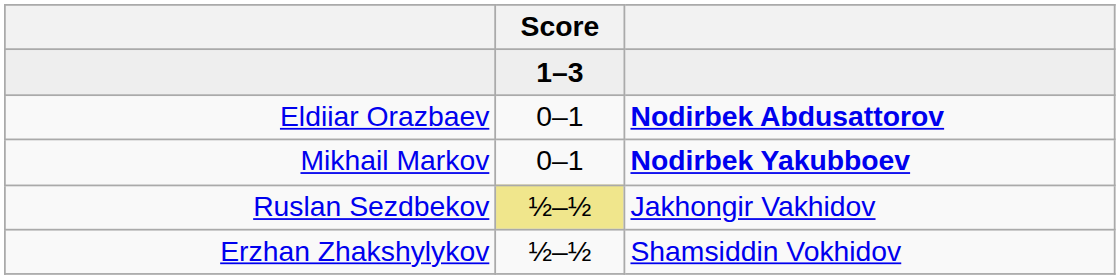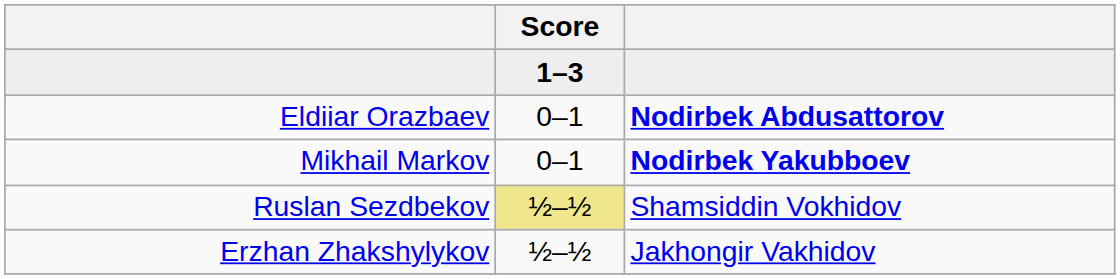(753, 206) Jakhongir Vakhidov -> (766, 206) Shamsiddin Vokhidov
(766, 251) Shamsiddin Vokhidov -> (753, 251) Jakhongir Vakhidov
